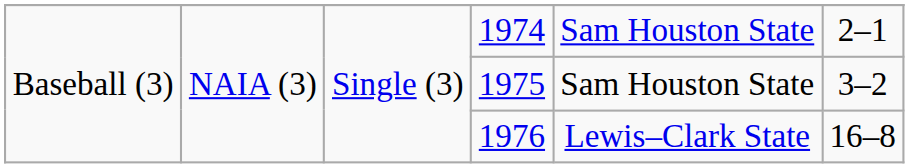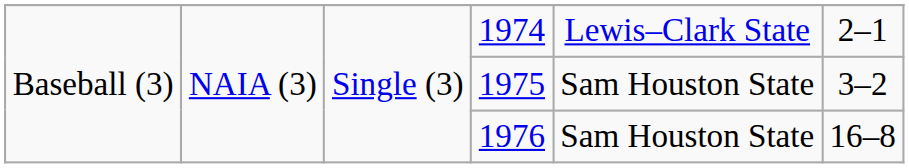(687, 30) Sam Houston State -> (687, 30) Lewis–Clark State
(687, 135) Lewis–Clark State -> (687, 135) Sam Houston State
